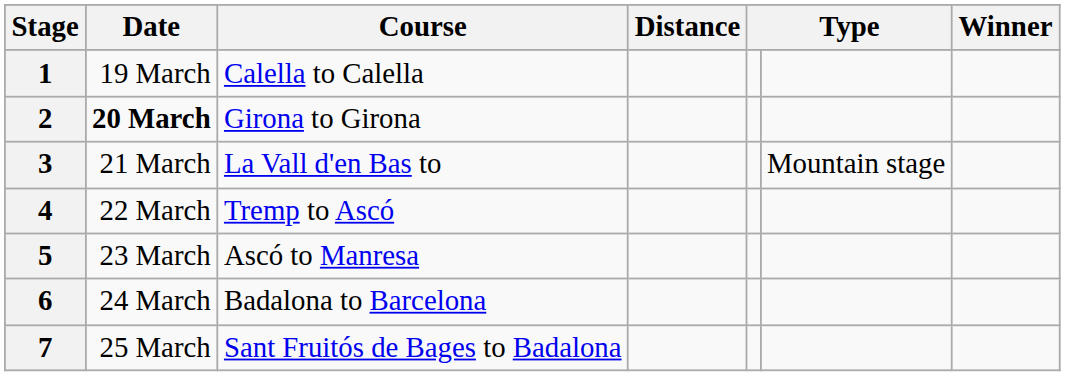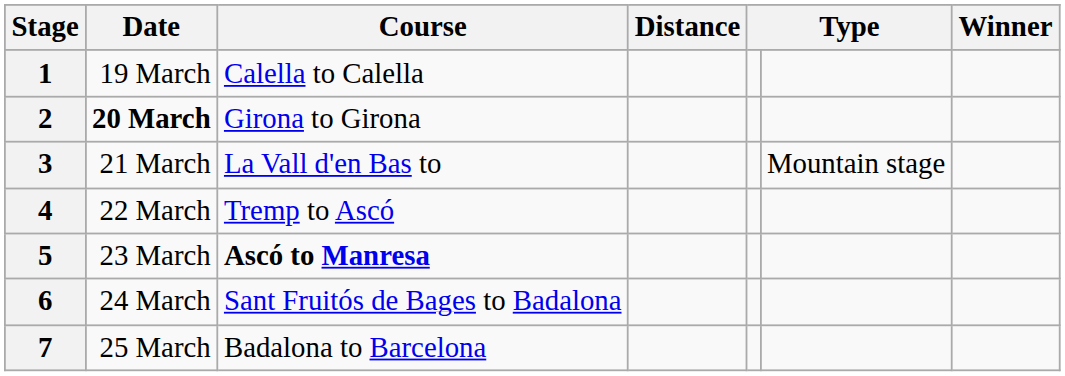(322, 255) normal -> (327, 255) bold
(355, 301) Badalona to Barcelona -> (423, 301) Sant Fruitós de Bages to Badalona
(423, 347) Sant Fruitós de Bages to Badalona -> (355, 347) Badalona to Barcelona
